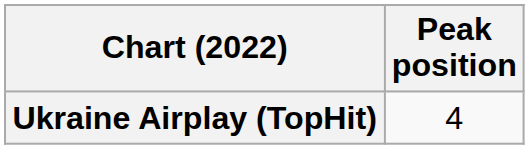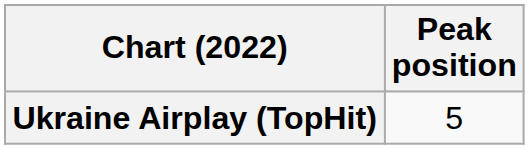(454, 117) 4 -> (454, 117) 5
